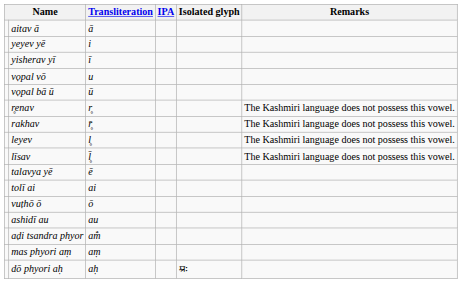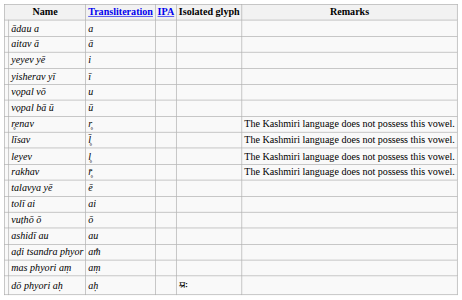+ row: (25, 28)
rows swapped: (25, 124) <-> (21, 156)
